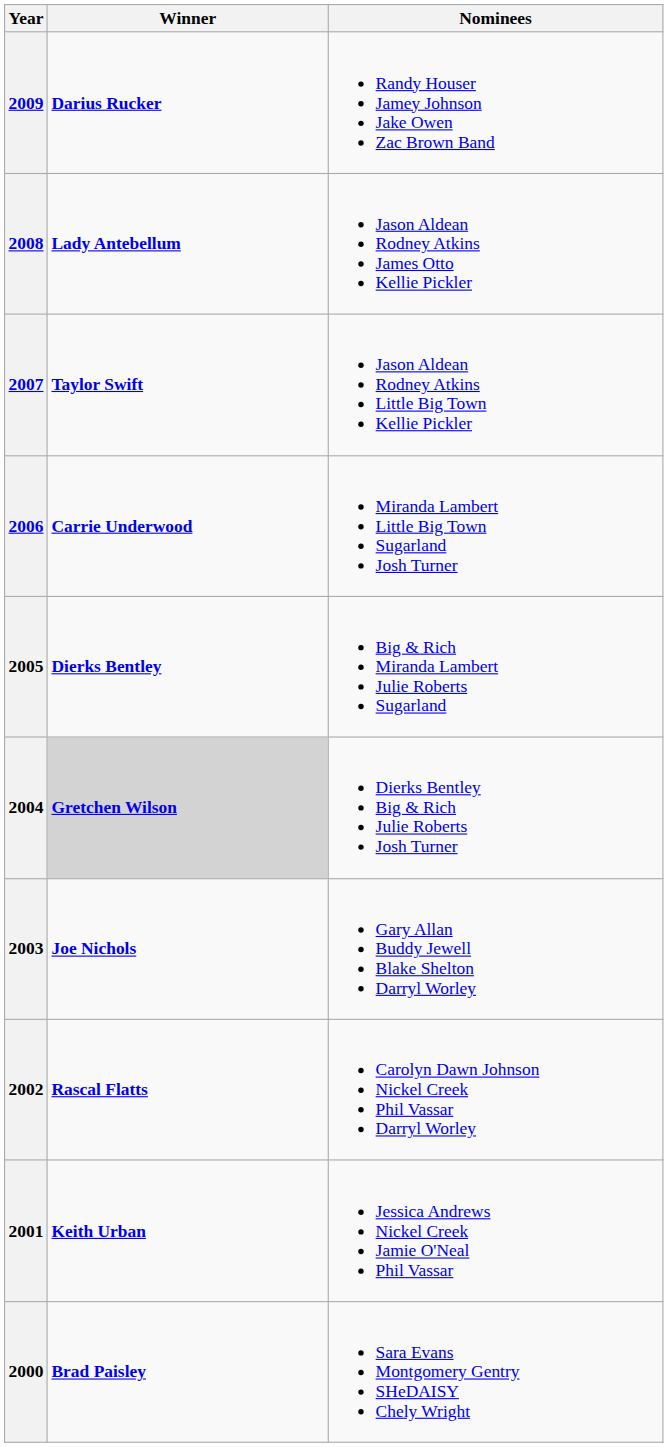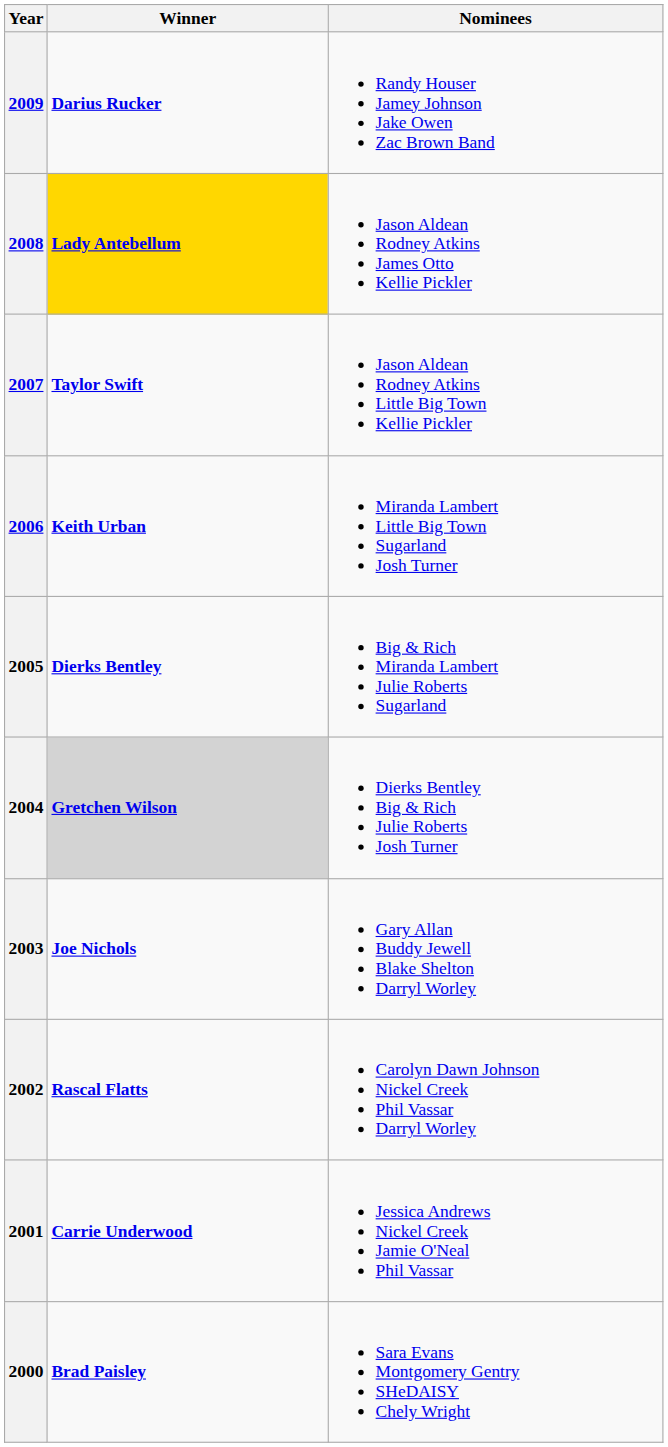(116, 243) no background -> (116, 243) gold background
(122, 525) Carrie Underwood -> (99, 525) Keith Urban
(99, 1230) Keith Urban -> (122, 1230) Carrie Underwood
